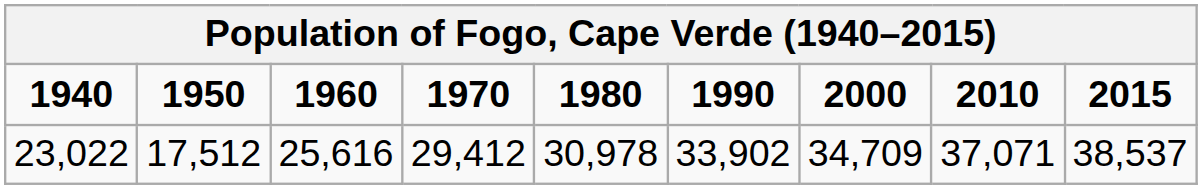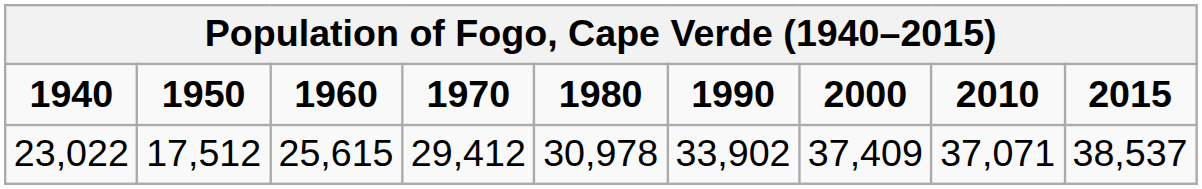(336, 153) 25,616 -> (336, 153) 25,615
(865, 153) 34,709 -> (865, 153) 37,409
